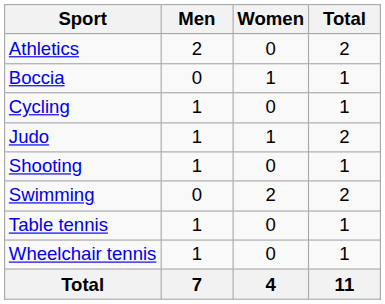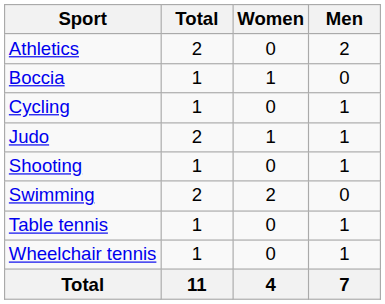columns swapped: (197, 19) <-> (344, 19)
